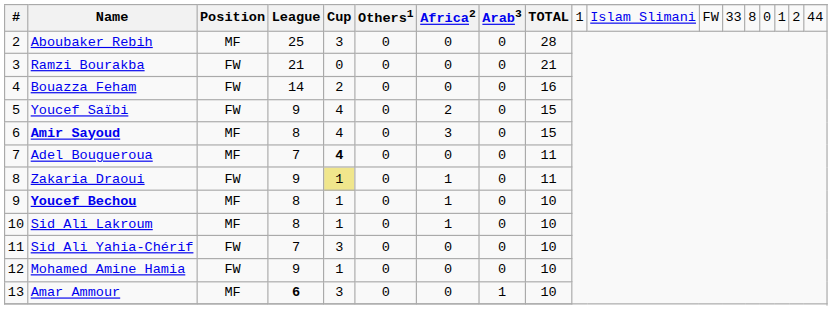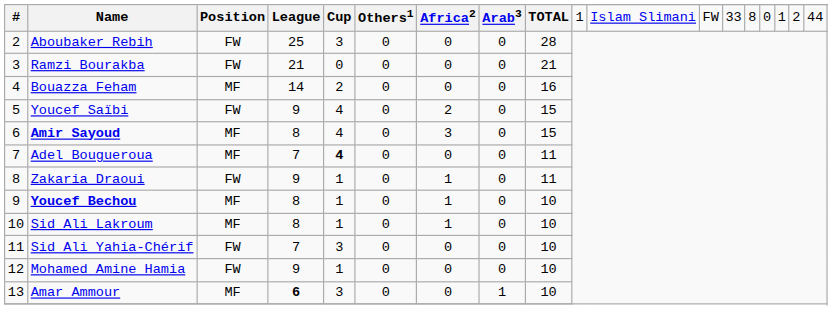(233, 42) MF -> (233, 42) FW
(233, 87) FW -> (233, 87) MF
(339, 179) khaki background -> (339, 179) no background
